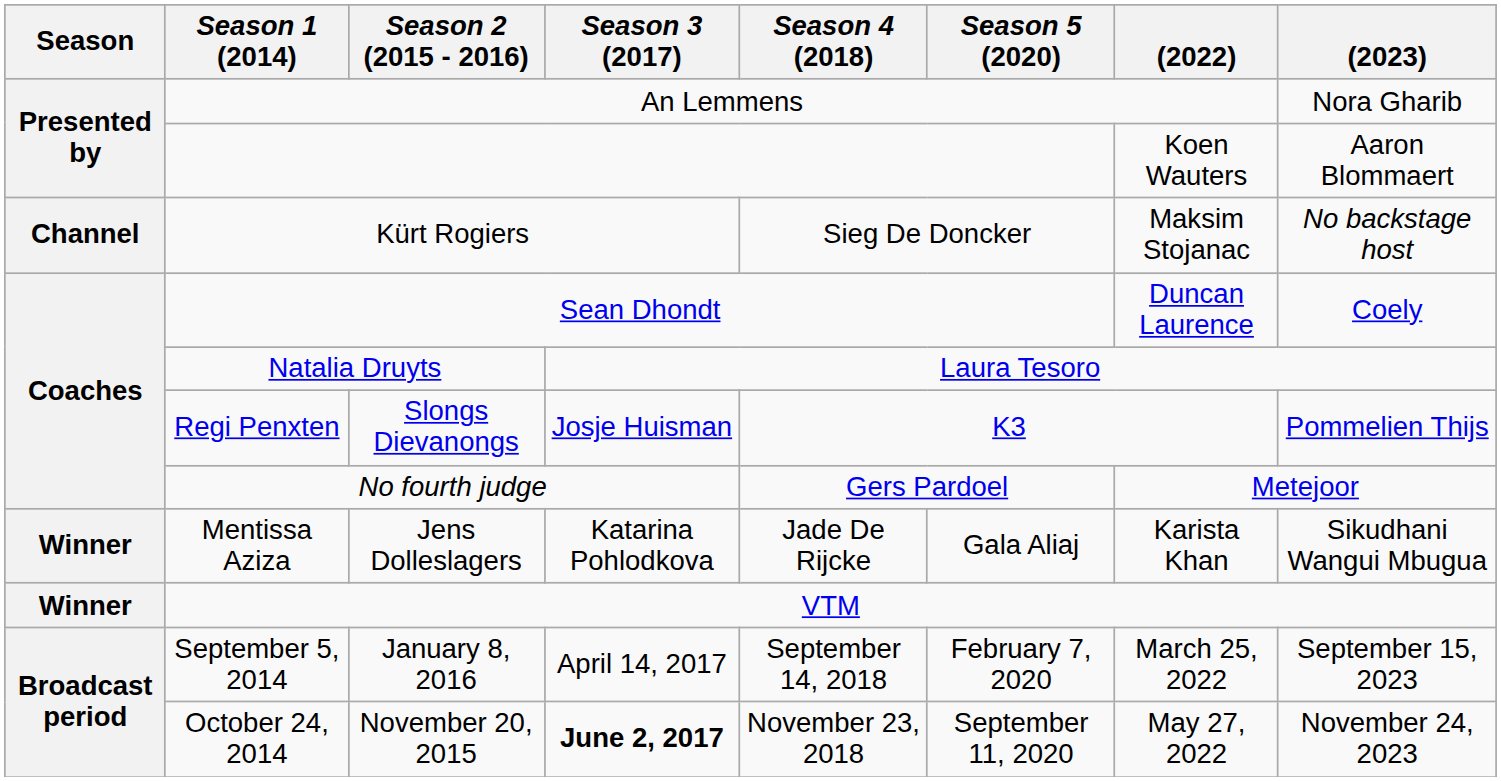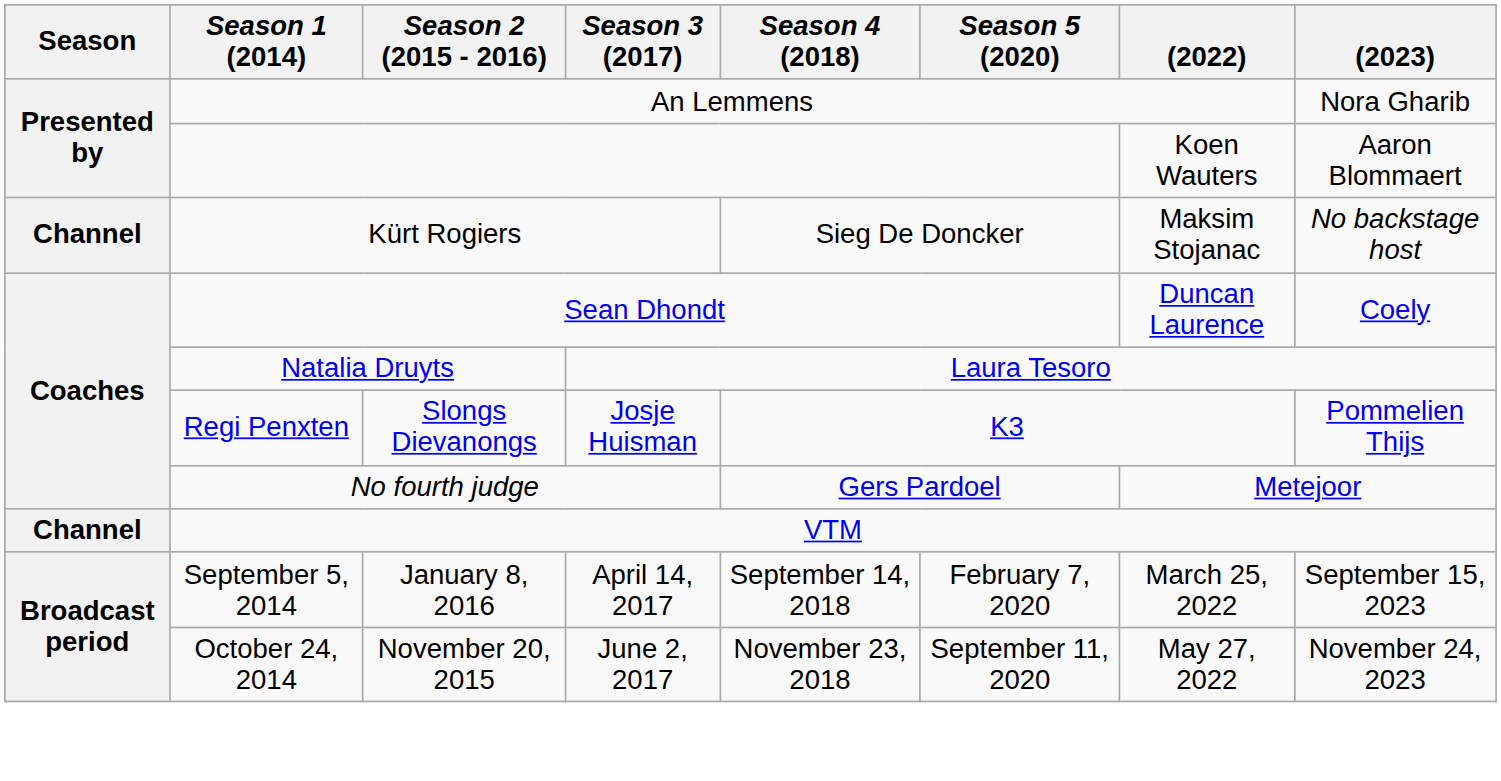- row: (257, 545)
(85, 604) Winner -> (87, 530) Channel
(642, 738) bold -> (643, 664) normal
